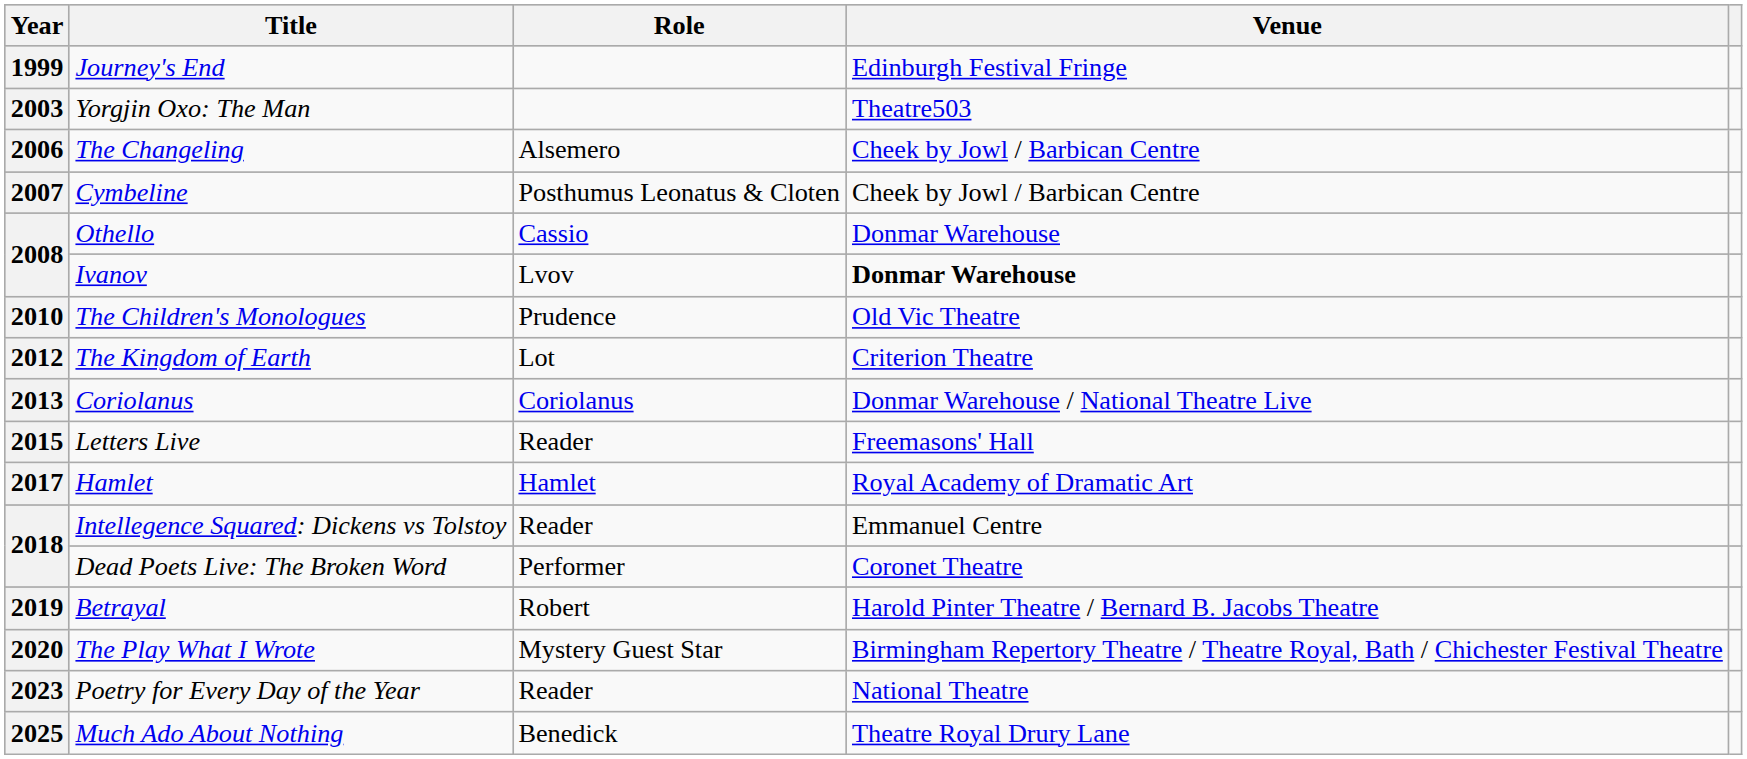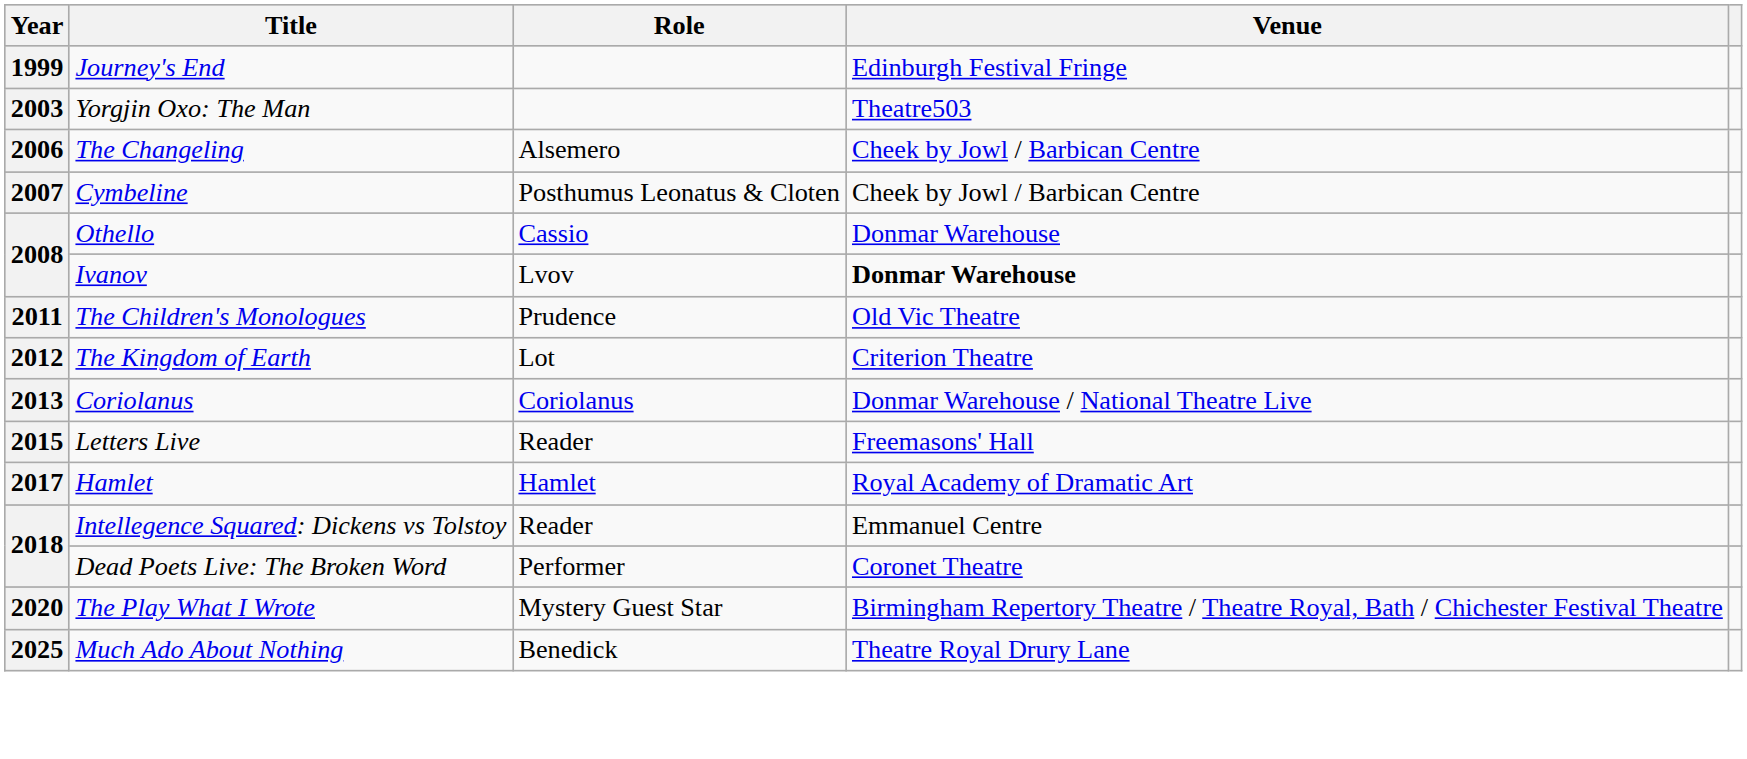(37, 316) 2010 -> (37, 316) 2011
- row: (121, 607)
- row: (248, 691)
